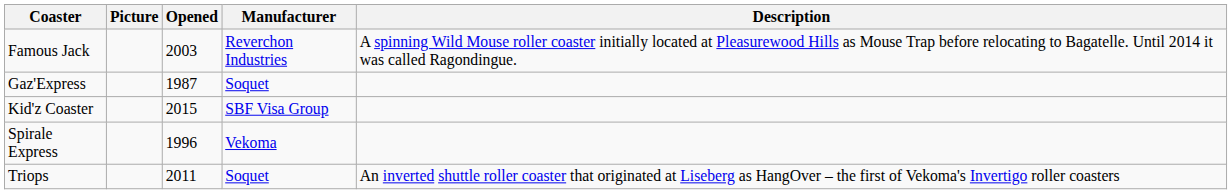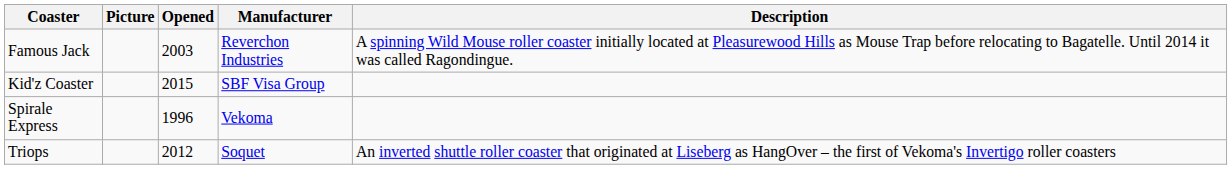- row: (47, 84)
(181, 176) 2011 -> (177, 151) 2012
